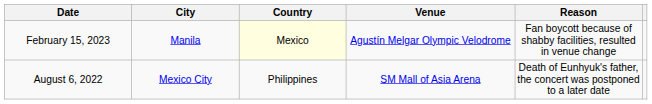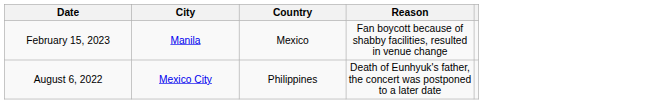- column: (430, 12)
(293, 40) lightyellow background -> (293, 40) no background
